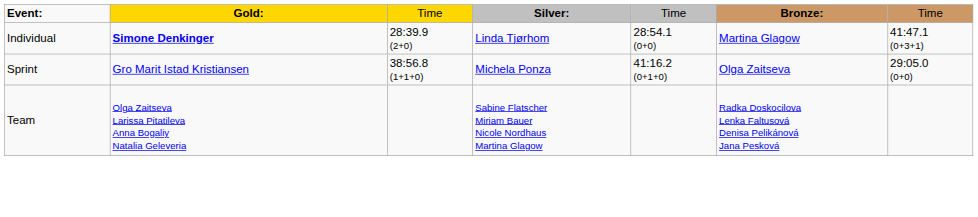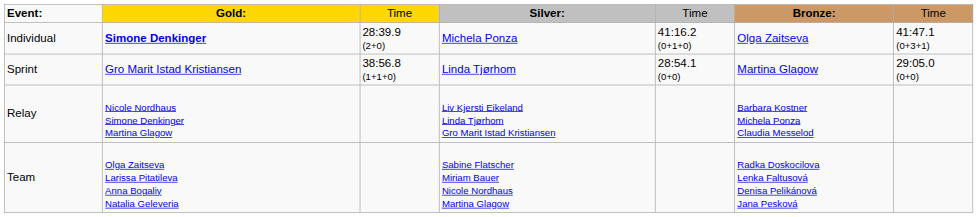(512, 38) Linda Tjørhom -> (480, 38) Michela Ponza
(653, 38) 28:54.1 (0+0) -> (677, 38) 41:16.2 (0+1+0)
(759, 38) Martina Glagow -> (773, 38) Olga Zaitseva
(513, 69) Michela Ponza -> (479, 69) Linda Tjørhom
(653, 69) 41:16.2 (0+1+0) -> (677, 69) 28:54.1 (0+0)
(755, 69) Olga Zaitseva -> (778, 69) Martina Glagow
+ row: (22, 113)
